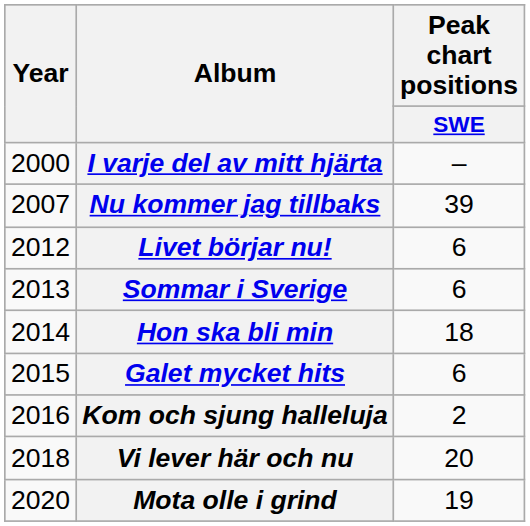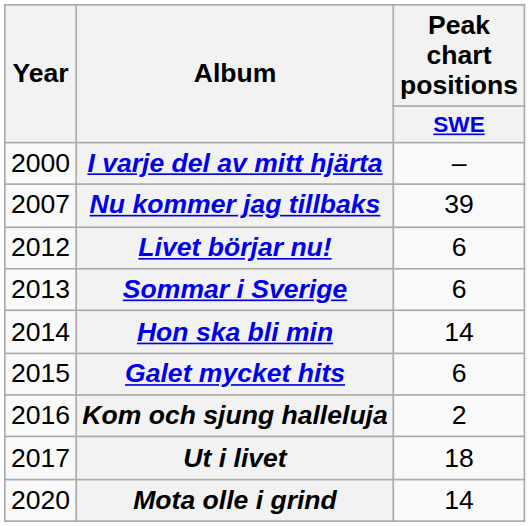(459, 331) 18 -> (459, 331) 14
+ row: (235, 457)
- row: (235, 457)
(459, 500) 19 -> (459, 500) 14
